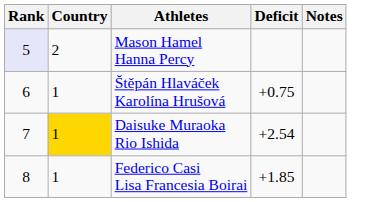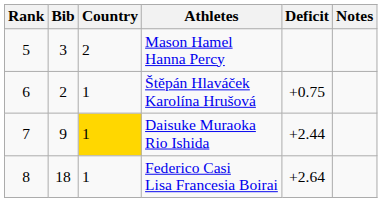+ column: (63, 16)
(26, 50) lavender background -> (26, 50) no background
(277, 134) +2.54 -> (307, 134) +2.44
(277, 176) +1.85 -> (307, 176) +2.64
